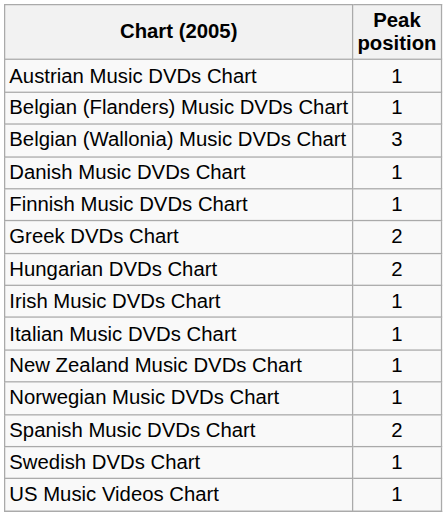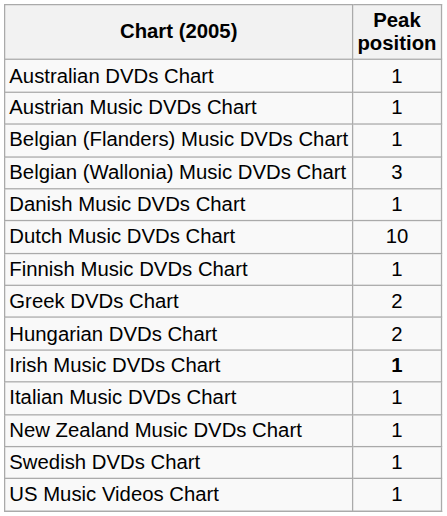+ row: (112, 75)
+ row: (122, 236)
(397, 301) normal -> (397, 365) bold
- row: (144, 397)
- row: (132, 430)
